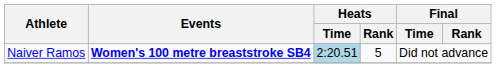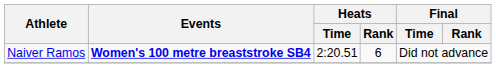(337, 53) lightblue background -> (337, 53) no background
(378, 53) 5 -> (378, 53) 6
